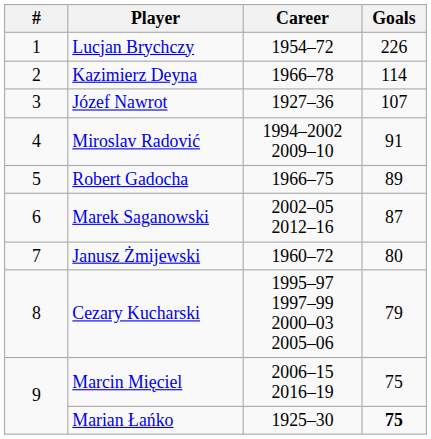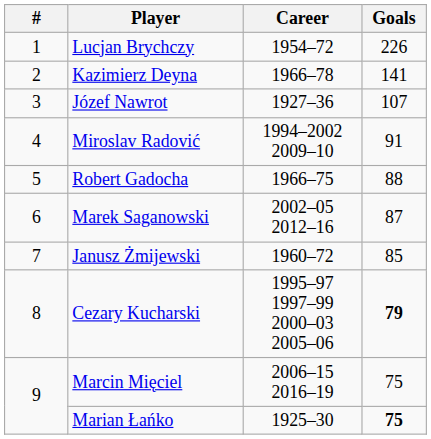(394, 74) 114 -> (394, 74) 141
(394, 179) 89 -> (394, 179) 88
(394, 255) 80 -> (394, 255) 85
(394, 313) normal -> (394, 313) bold
